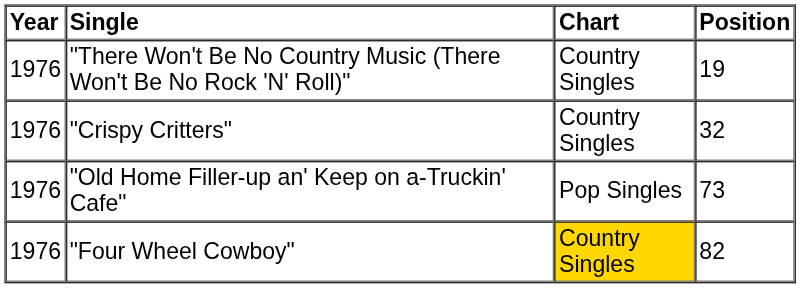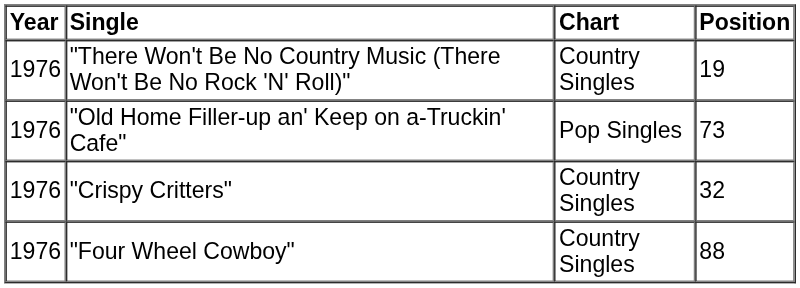rows swapped: (288, 190) <-> (151, 130)
(599, 251) gold background -> (599, 251) no background
(712, 251) 82 -> (712, 251) 88
